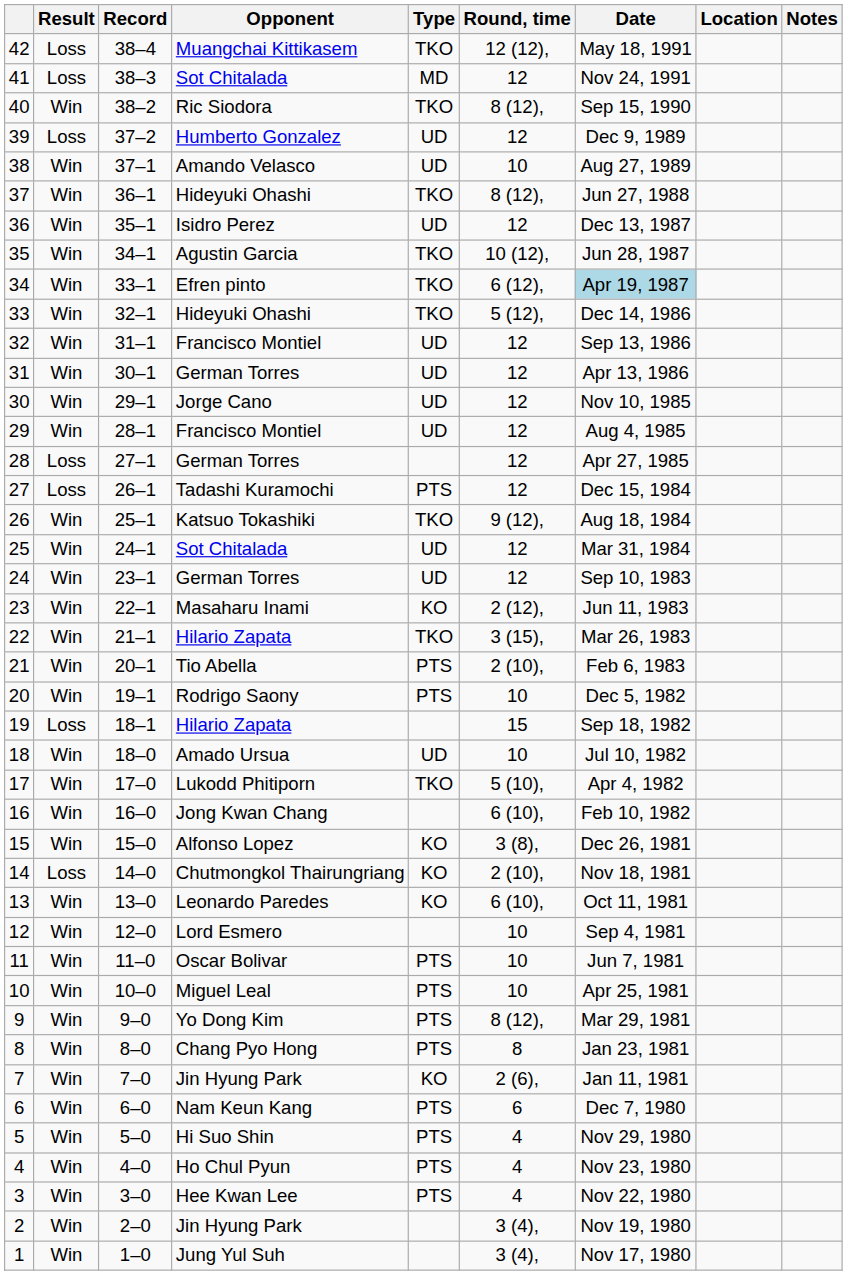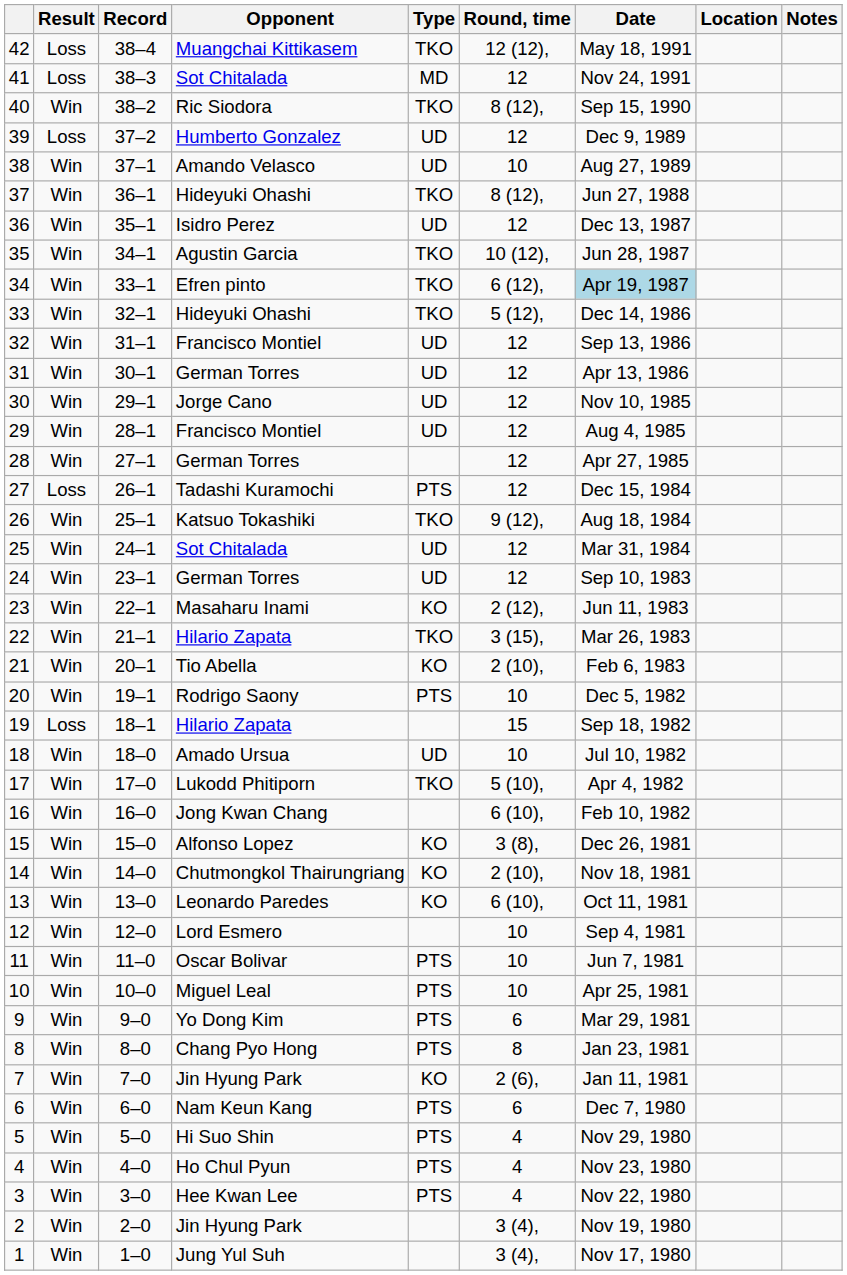(66, 460) Loss -> (66, 460) Win
(434, 666) PTS -> (434, 666) KO
(66, 872) Loss -> (66, 872) Win
(517, 1020) 8 (12), -> (517, 1020) 6
